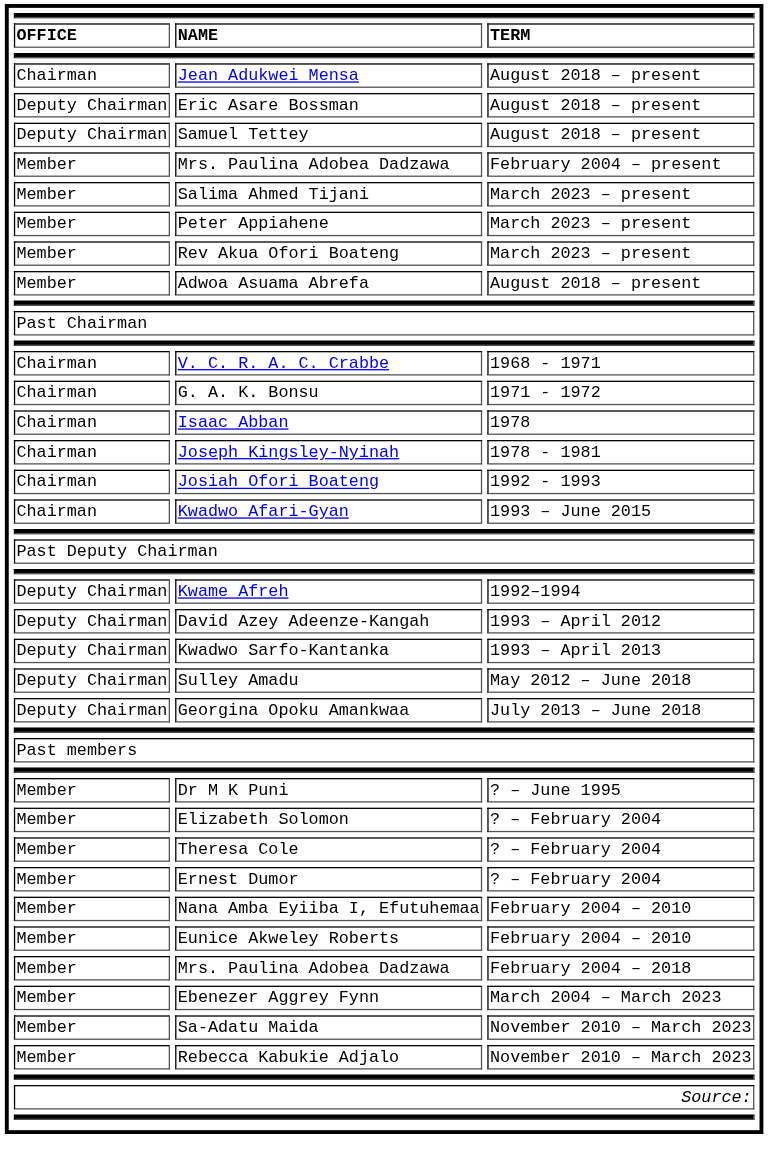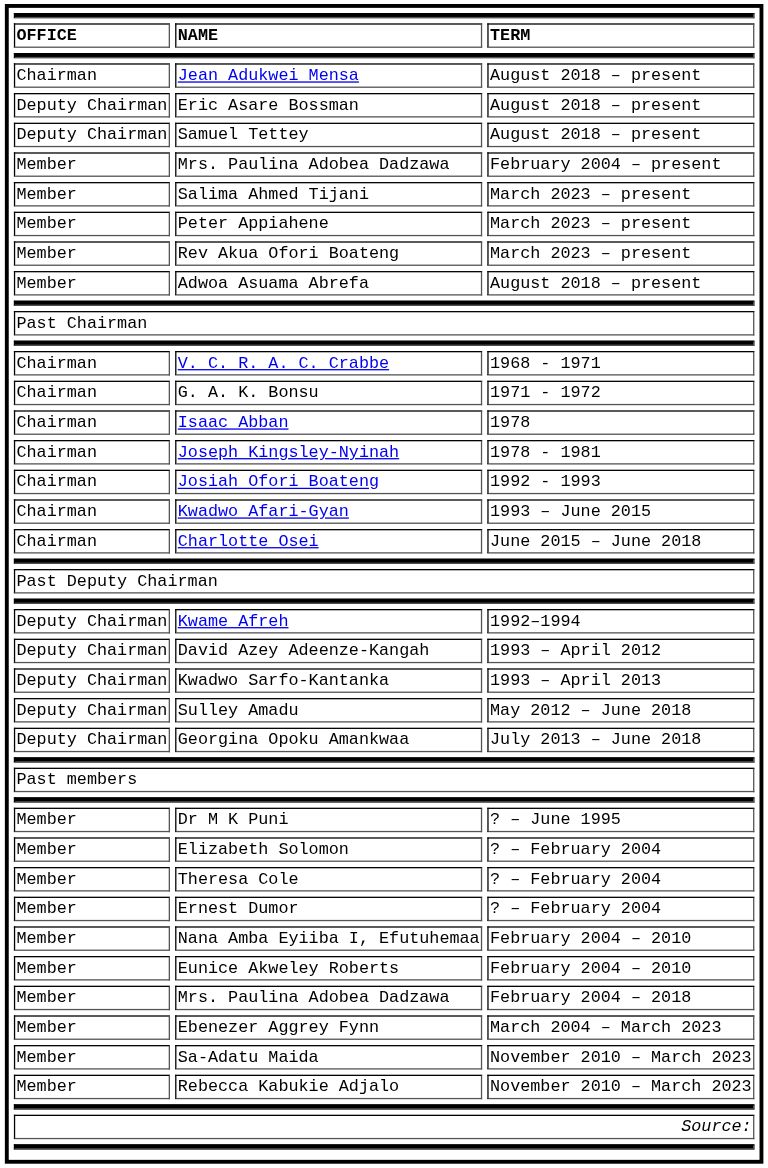+ row: (248, 541)
